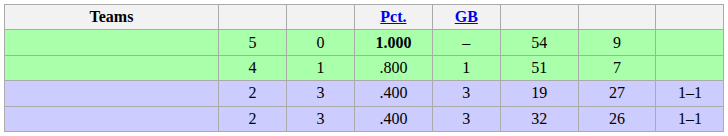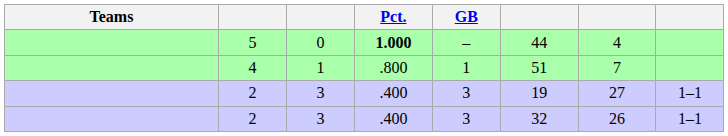(539, 42) 54 -> (539, 42) 44
(617, 42) 9 -> (617, 42) 4
